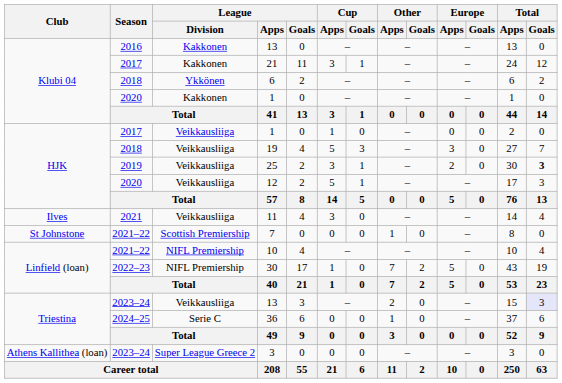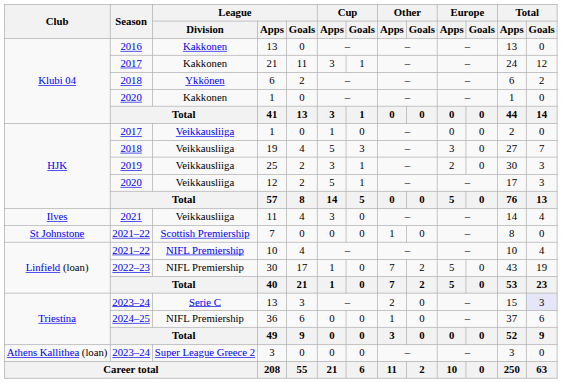(542, 166) bold -> (542, 166) normal
(205, 302) Veikkausliiga -> (205, 302) Serie C
(205, 319) Serie C -> (205, 319) NIFL Premiership
